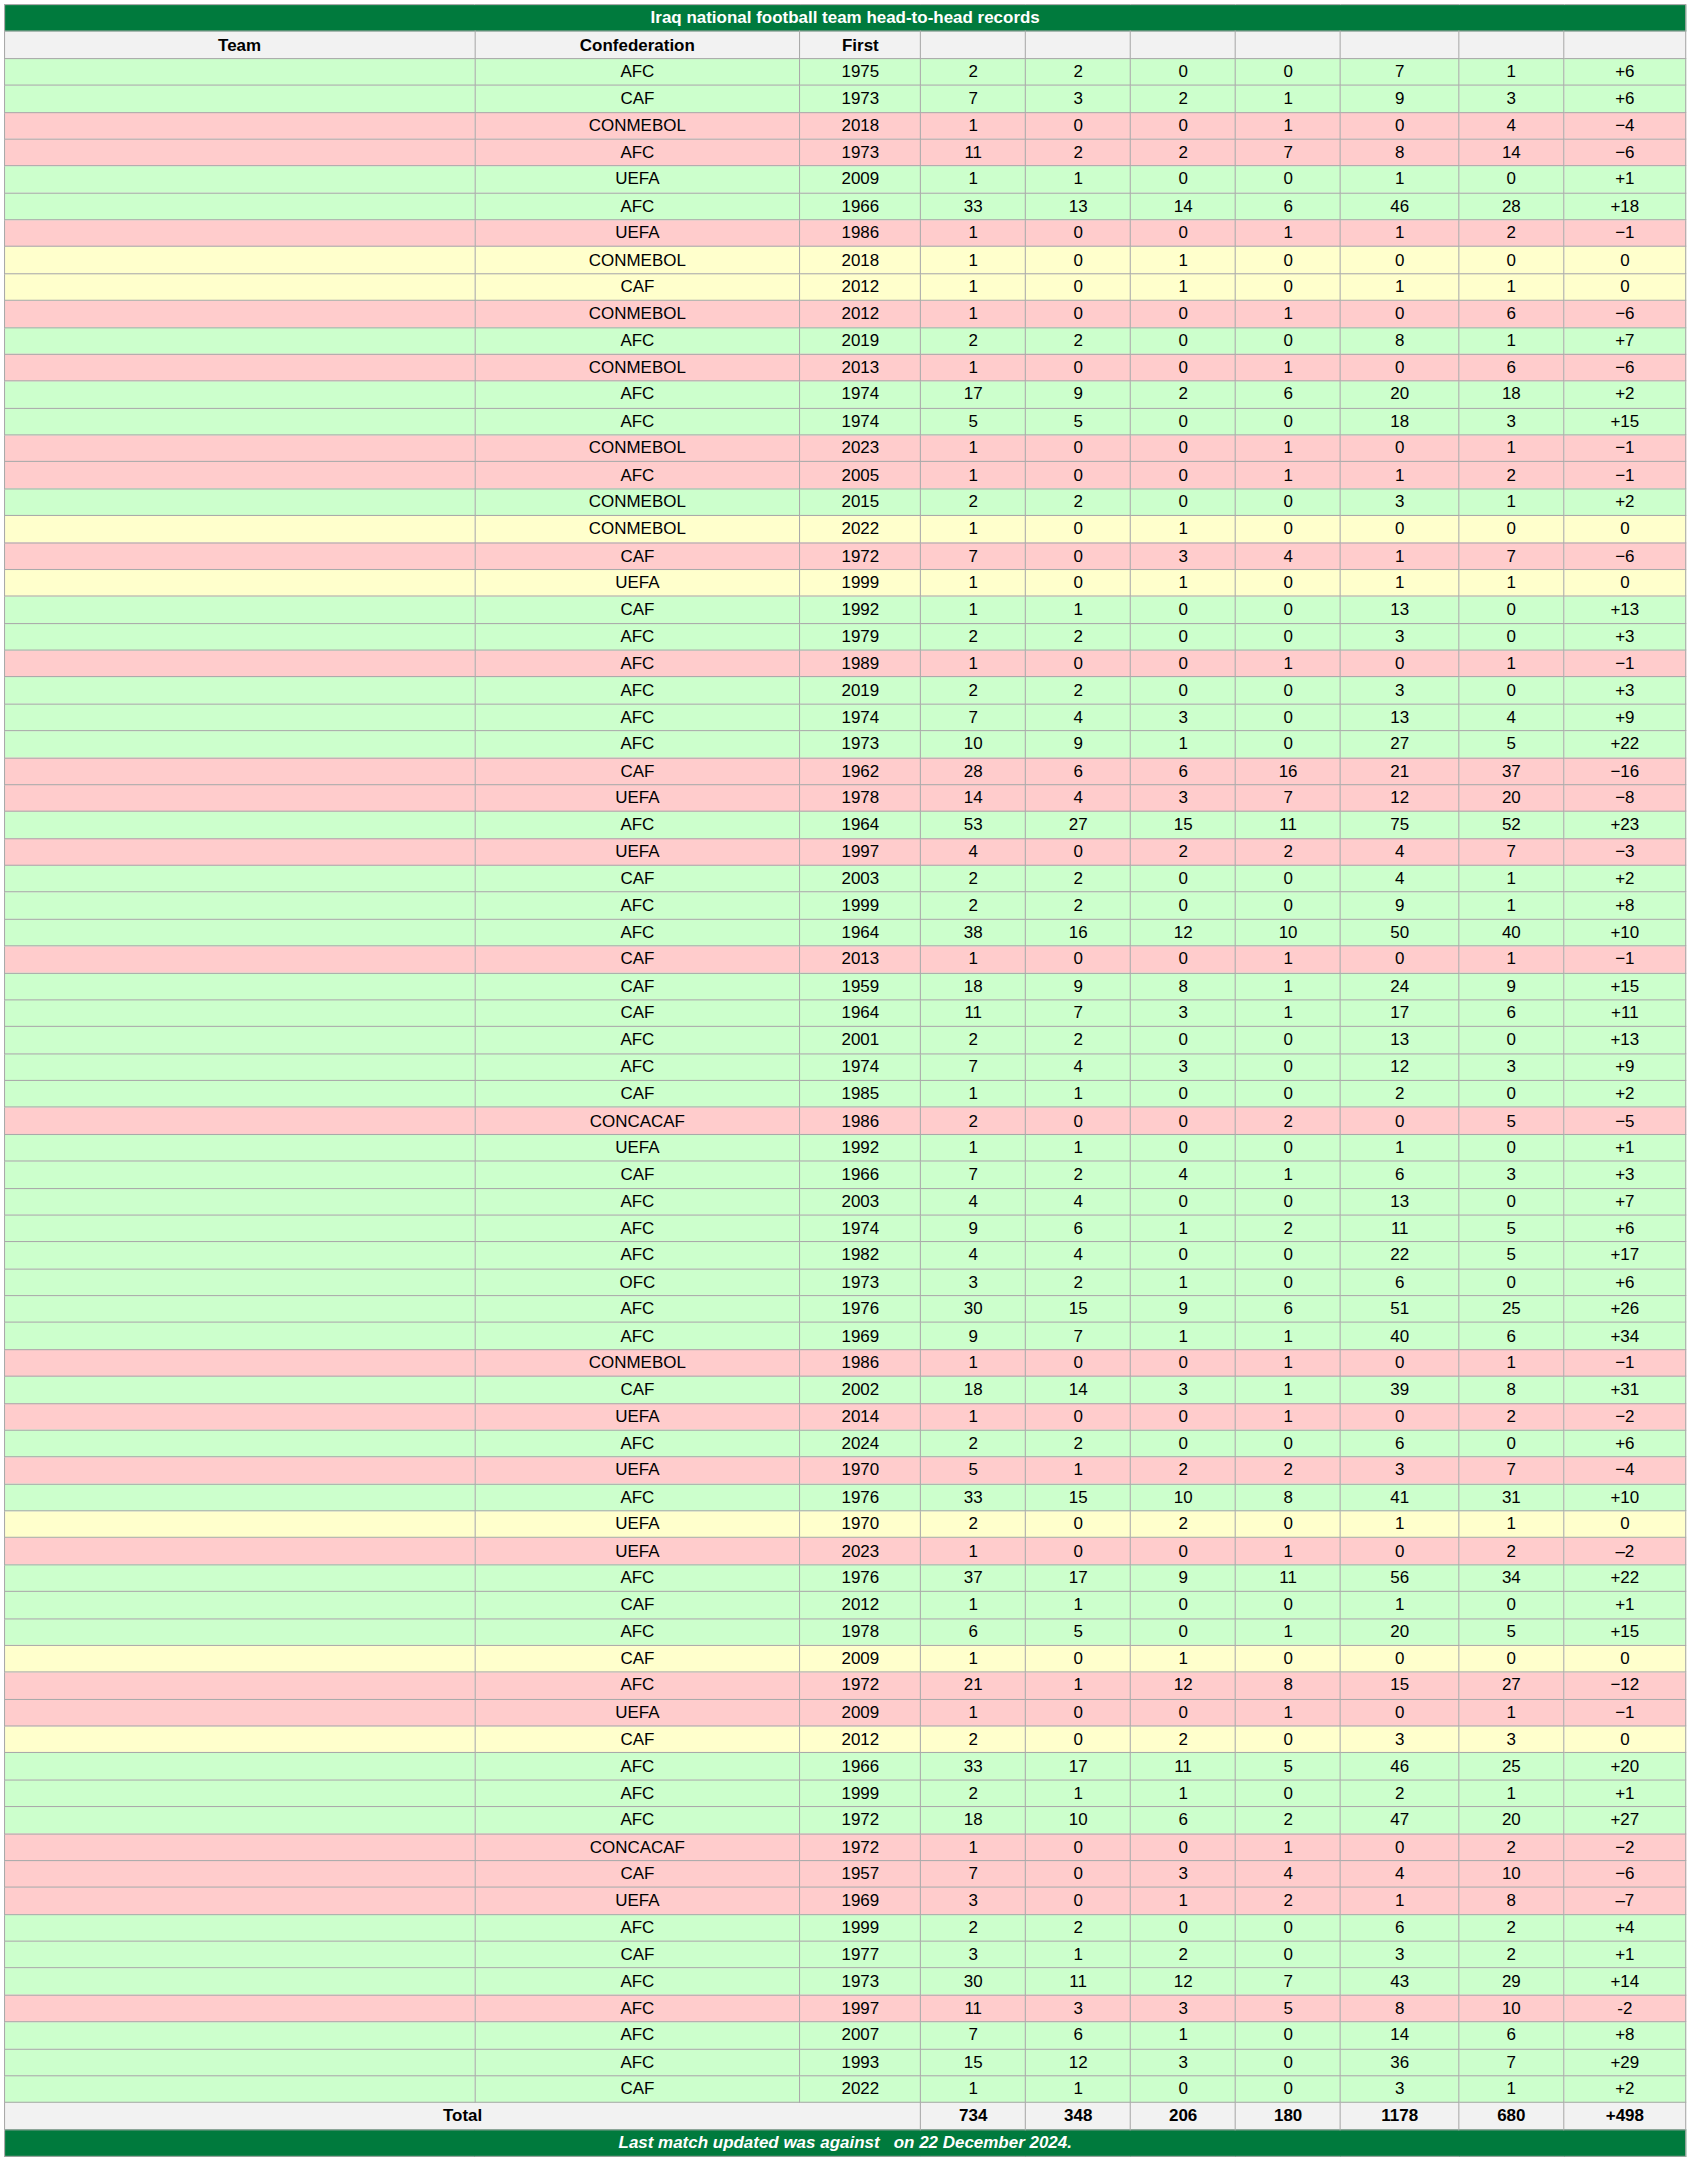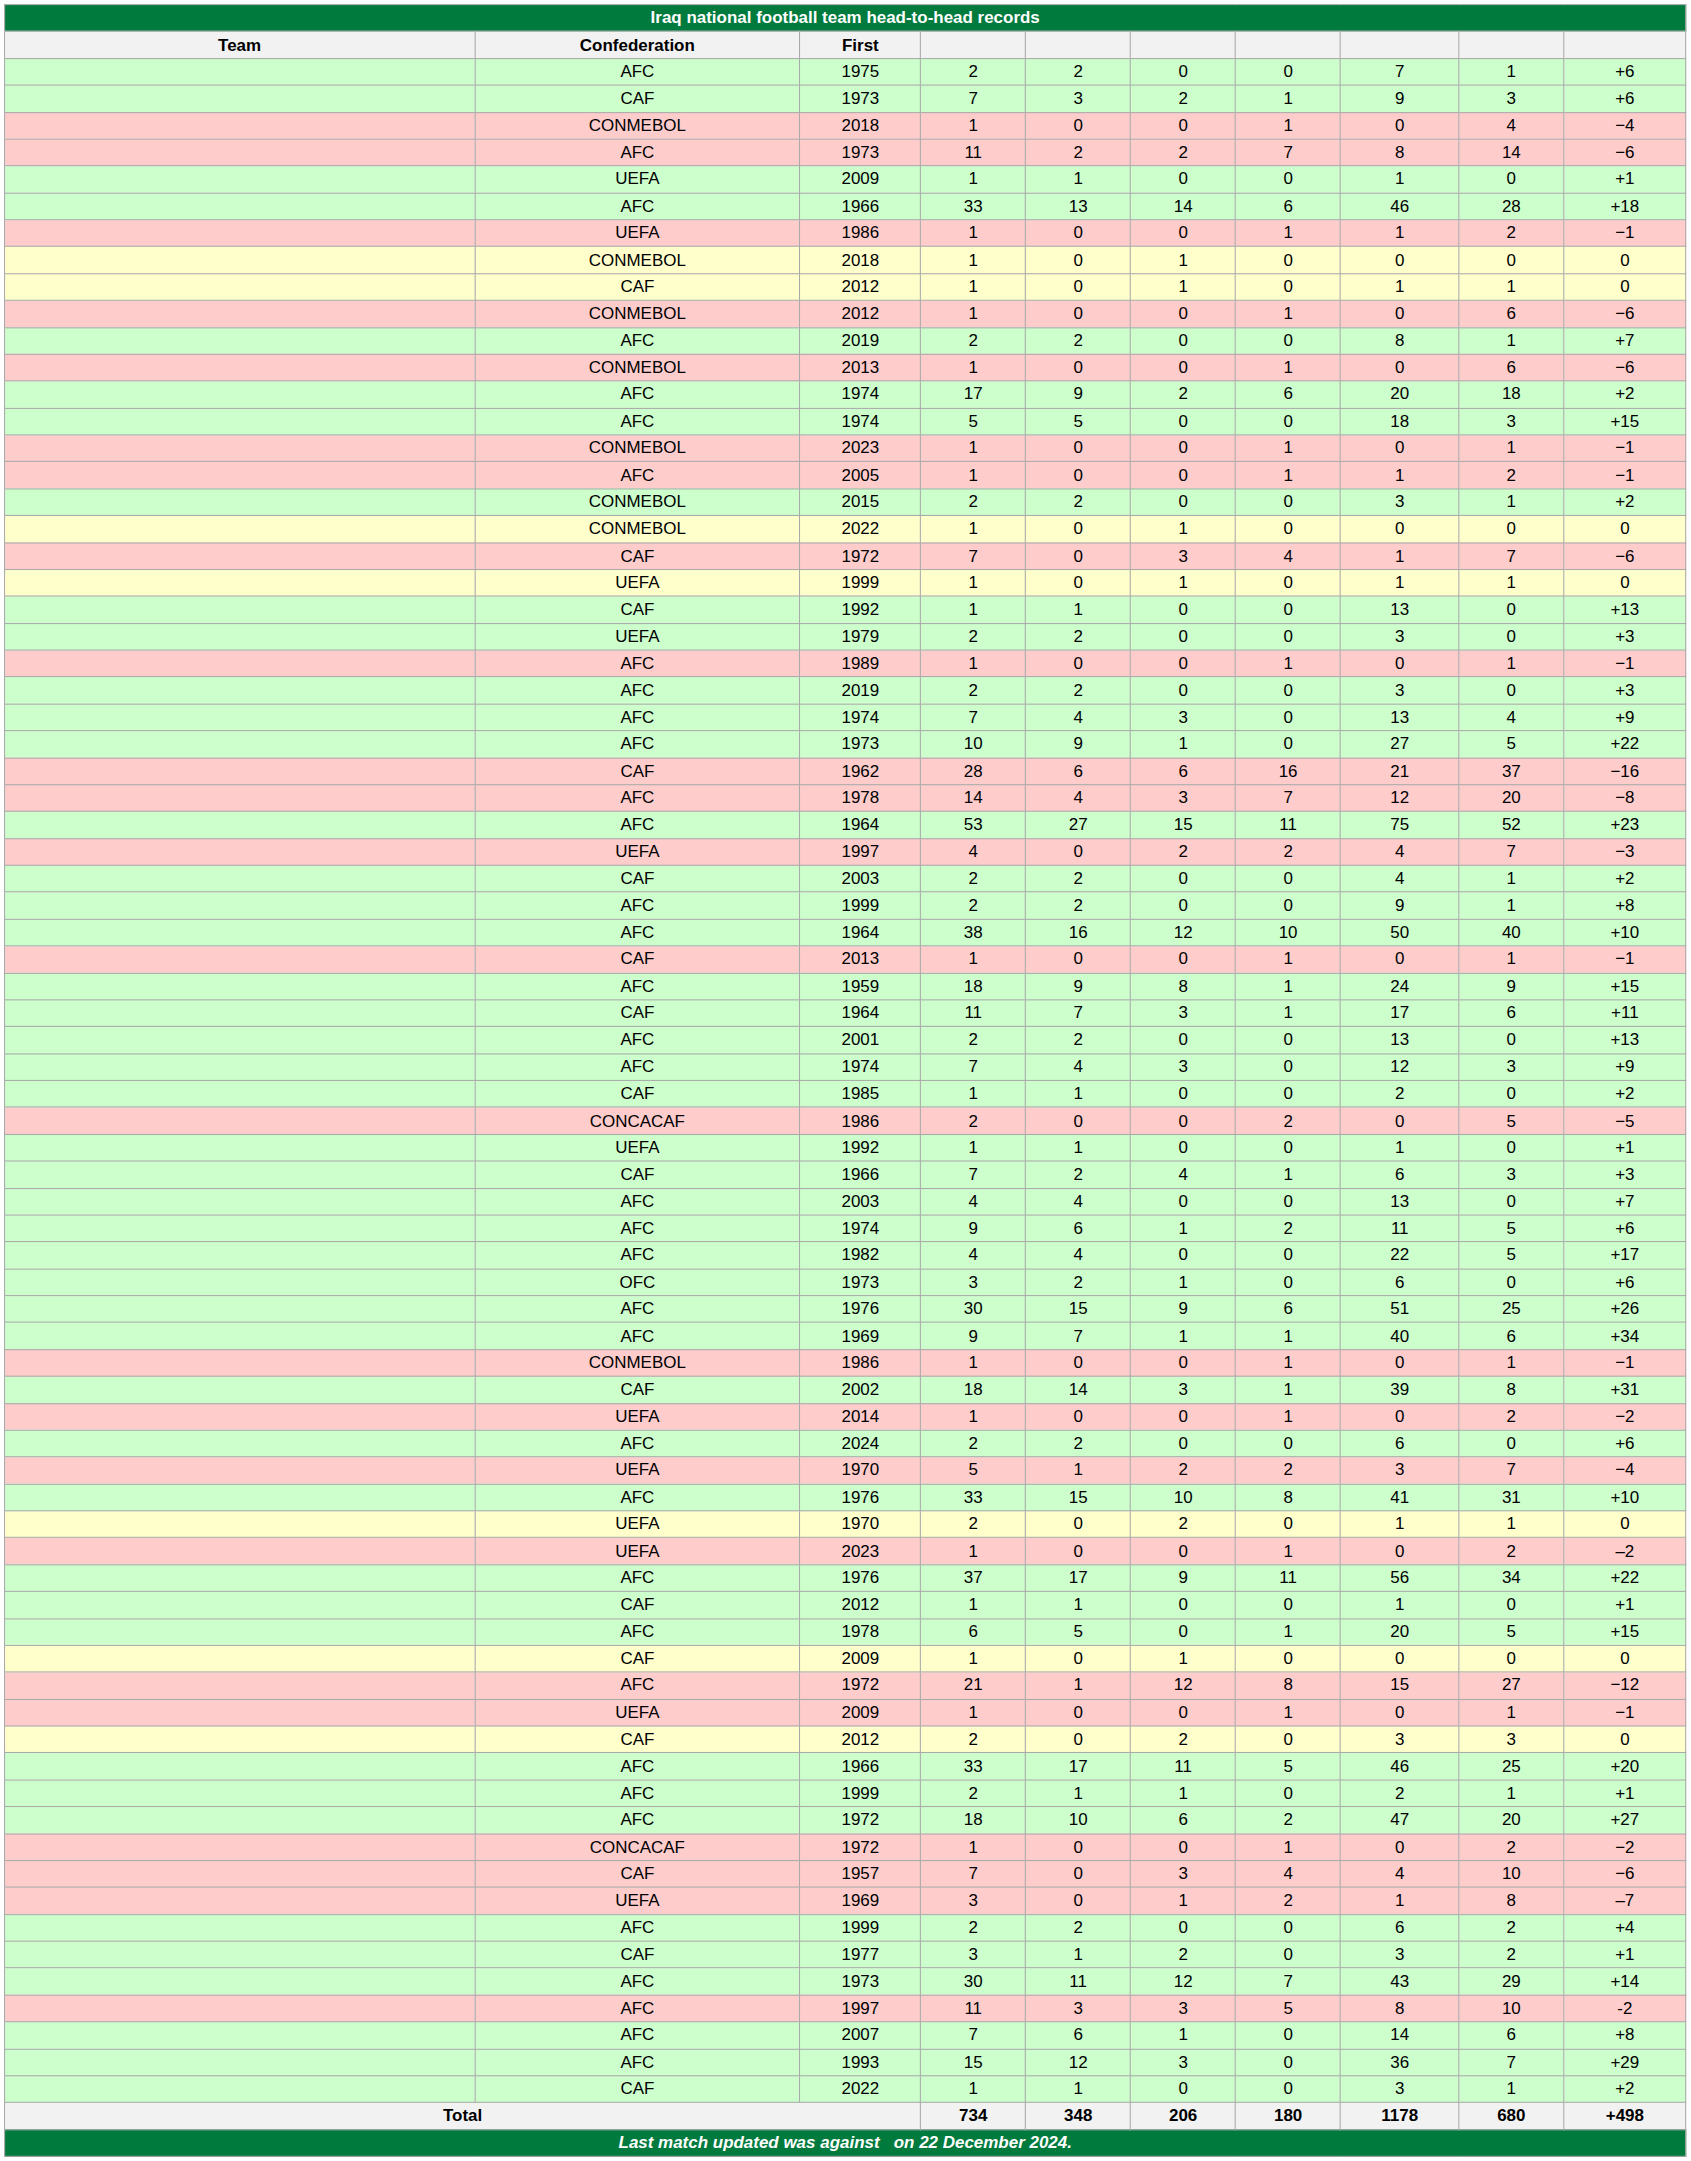(637, 636) AFC -> (637, 636) UEFA
(637, 797) UEFA -> (637, 797) AFC
(637, 986) CAF -> (637, 986) AFC
